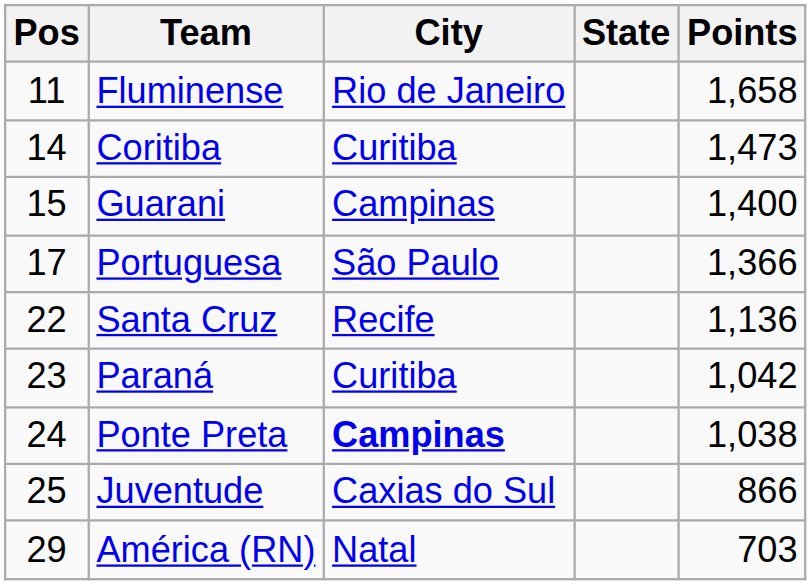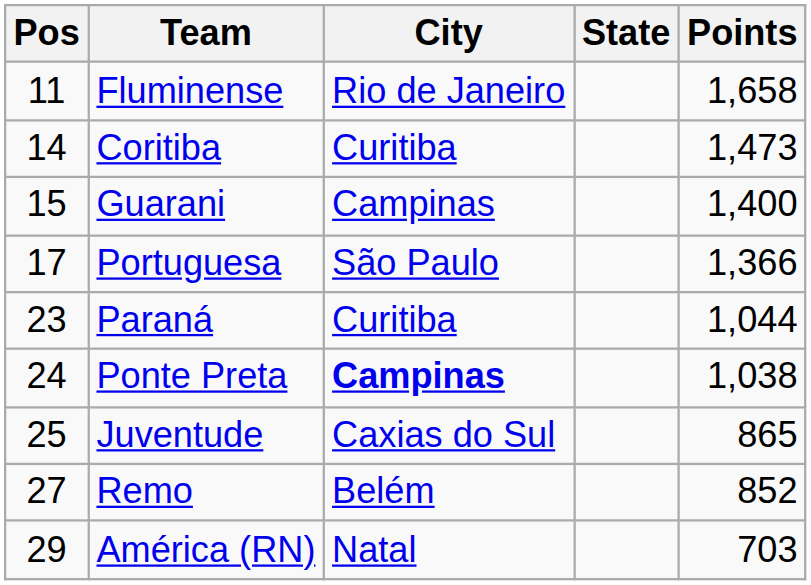- row: (187, 319)
(752, 377) 1,042 -> (752, 319) 1,044
(767, 491) 866 -> (767, 434) 865
+ row: (145, 491)
